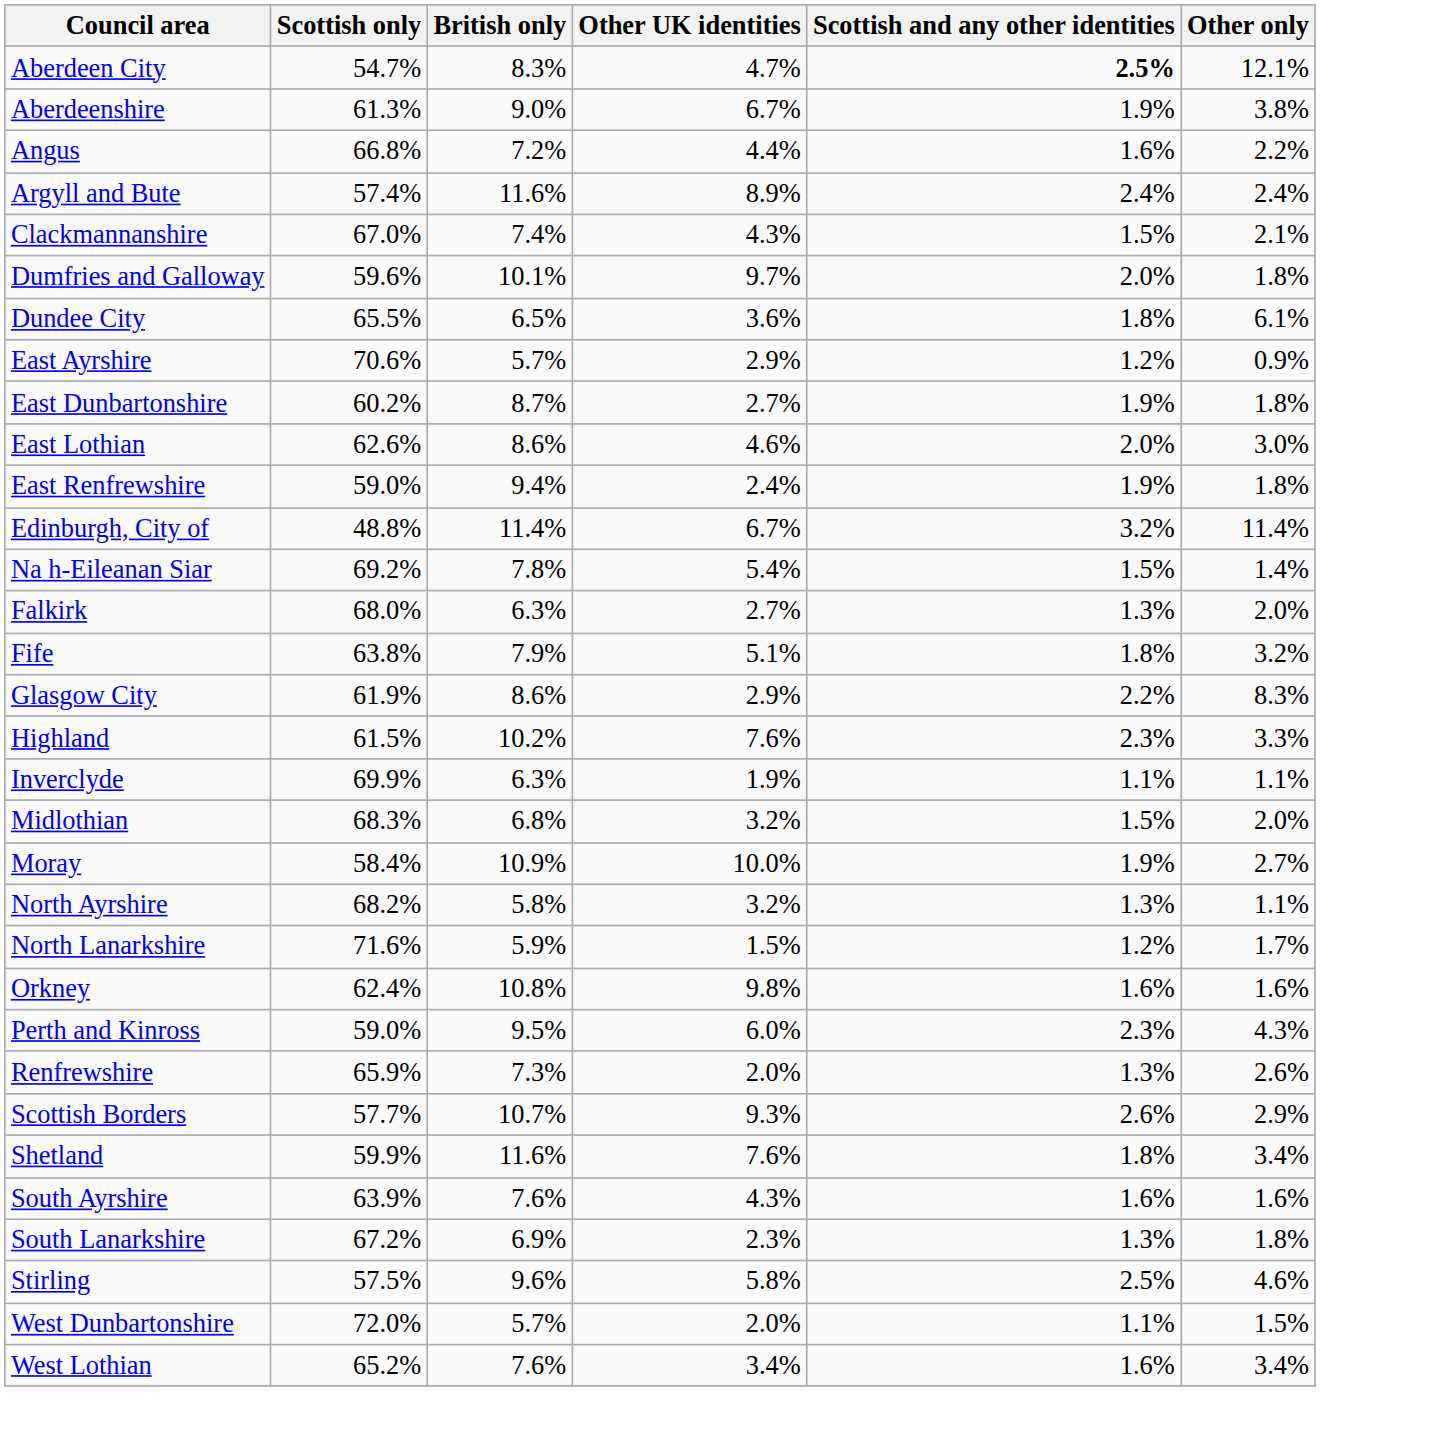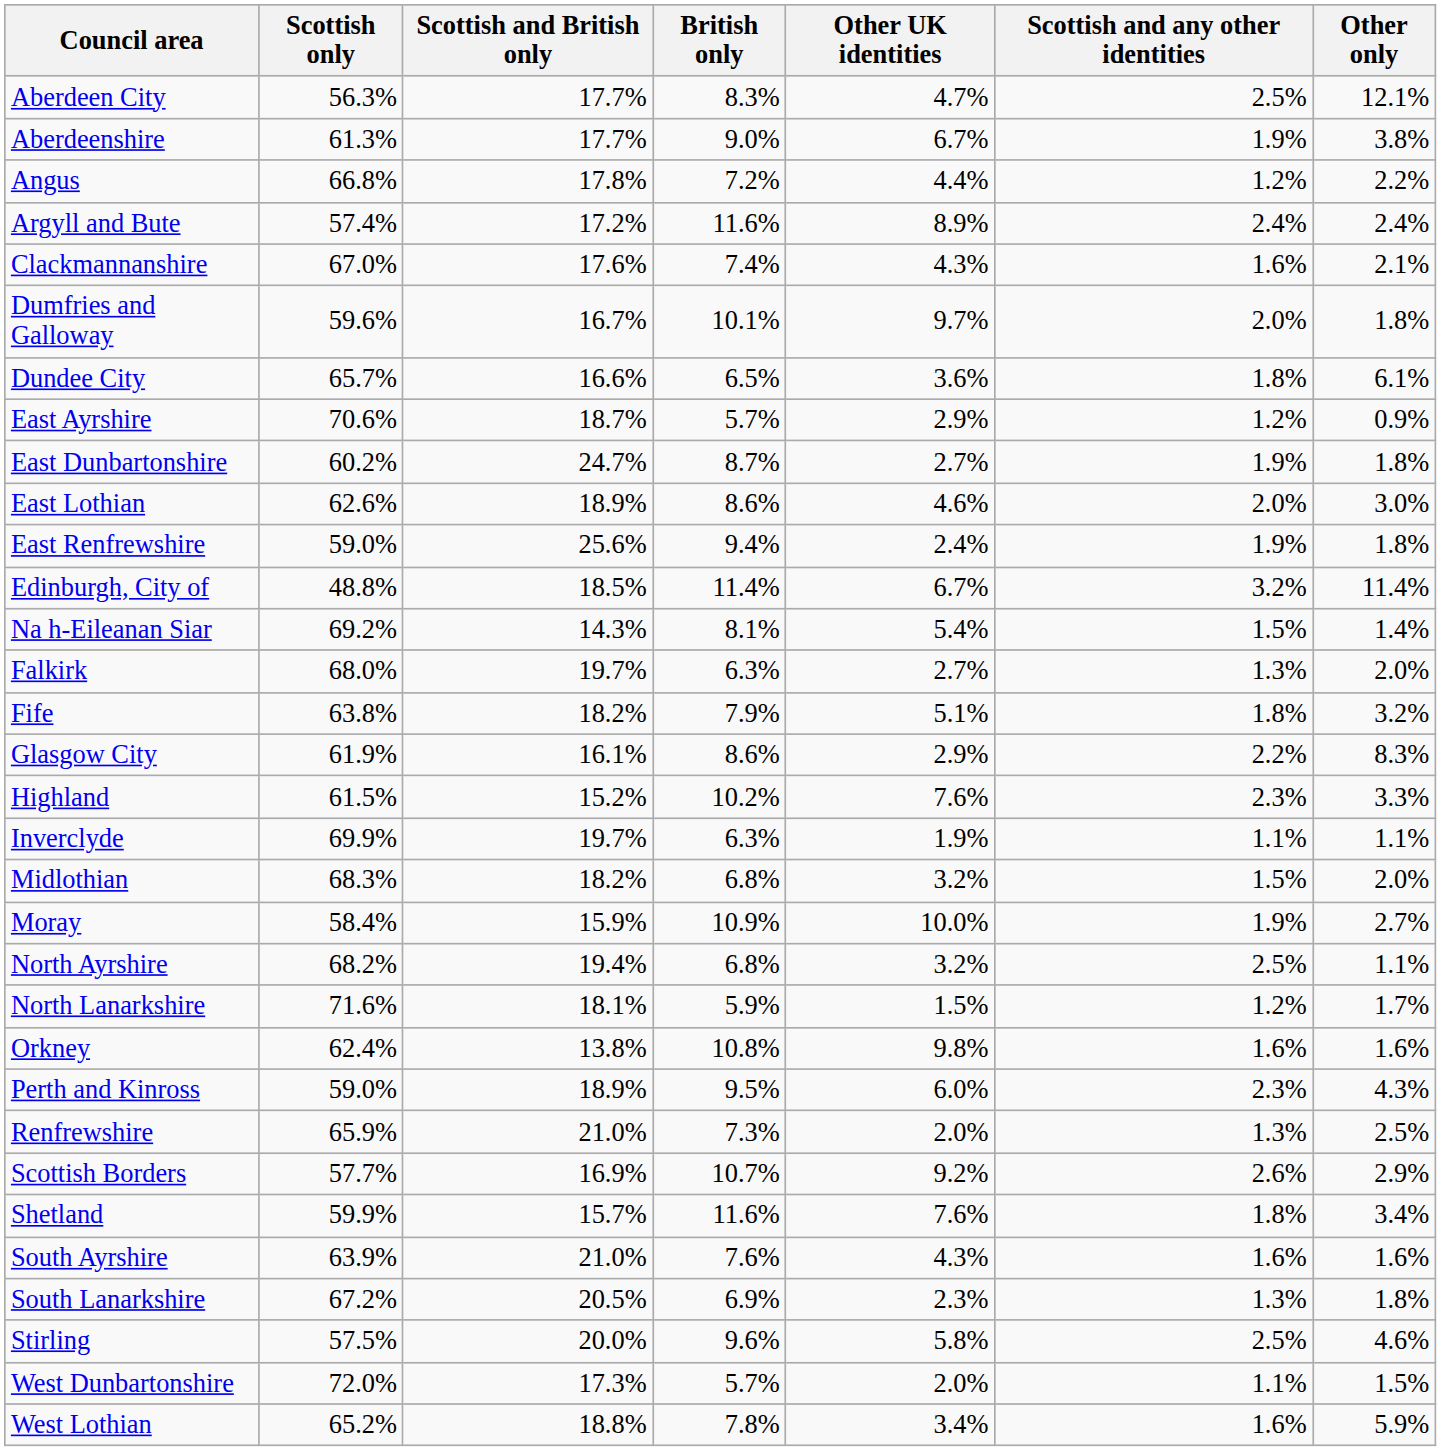+ column: (528, 40)
(387, 67) 54.7% -> (363, 97) 56.3%
(1145, 67) bold -> (1279, 97) normal
(1147, 151) 1.6% -> (1279, 180) 1.2%
(1147, 234) 1.5% -> (1279, 264) 1.6%
(387, 318) 65.5% -> (363, 377) 65.7%
(539, 569) 7.8% -> (752, 629) 8.1%
(539, 904) 5.8% -> (752, 964) 6.8%
(1147, 904) 1.3% -> (1279, 964) 2.5%
(1281, 1072) 2.6% -> (1402, 1131) 2.5%
(773, 1114) 9.3% -> (961, 1173) 9.2%
(539, 1365) 7.6% -> (752, 1424) 7.8%
(1281, 1365) 3.4% -> (1402, 1424) 5.9%
